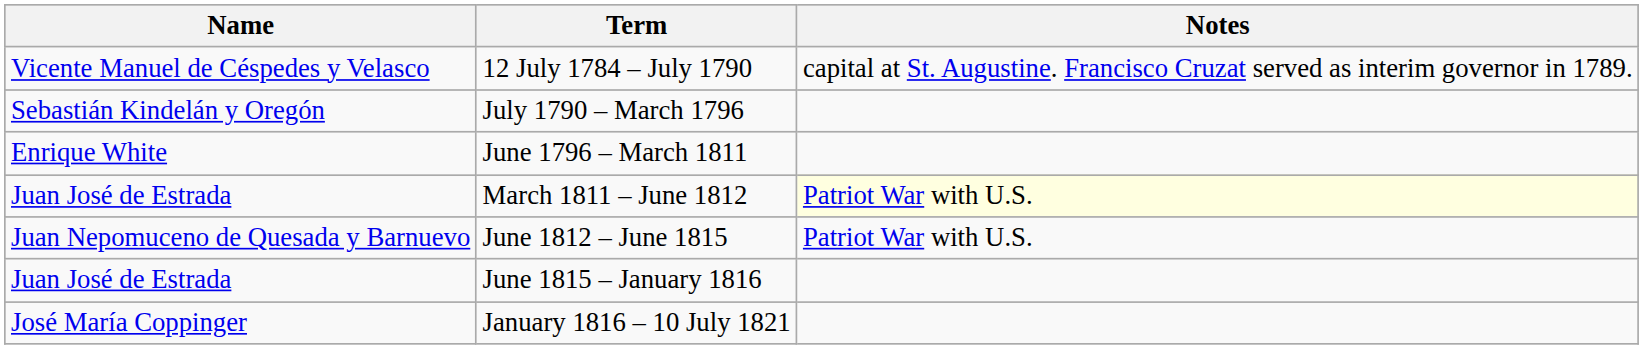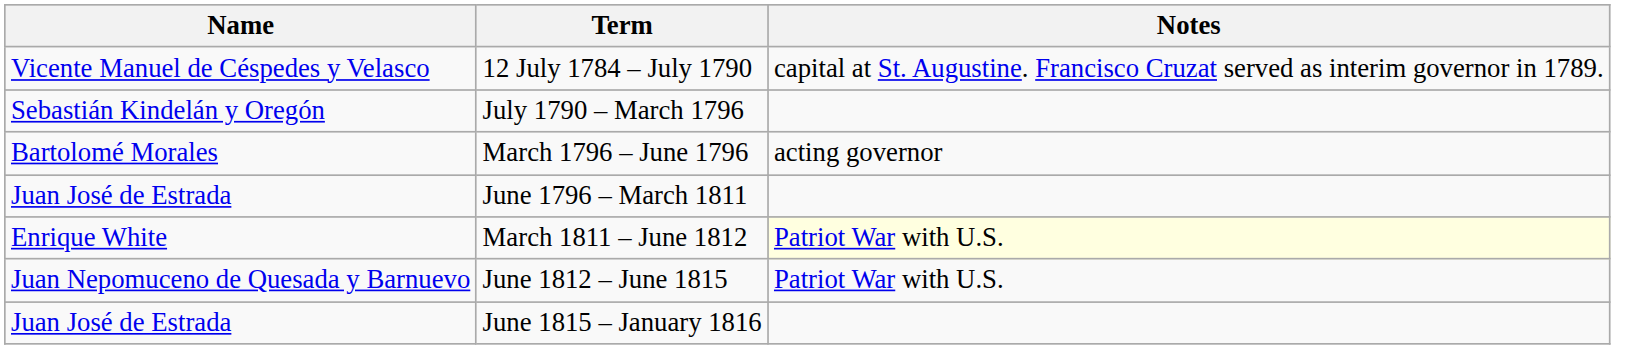+ row: (615, 152)
(89, 152) Enrique White -> (121, 195) Juan José de Estrada
(121, 195) Juan José de Estrada -> (89, 237) Enrique White
- row: (637, 322)
